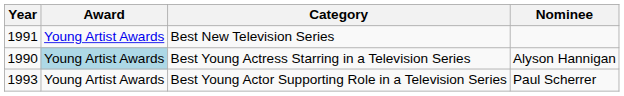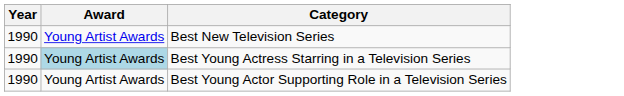- column: (564, 15)
(23, 36) 1991 -> (23, 36) 1990
(23, 79) 1993 -> (23, 79) 1990
